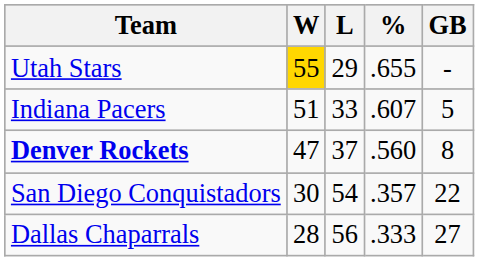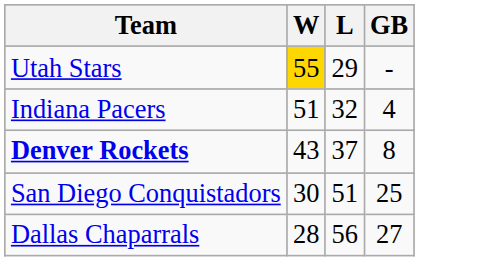- column: (393, 25)
(345, 109) 33 -> (345, 109) 32
(448, 109) 5 -> (389, 109) 4
(306, 151) 47 -> (306, 151) 43
(345, 192) 54 -> (345, 192) 51
(448, 192) 22 -> (389, 192) 25
